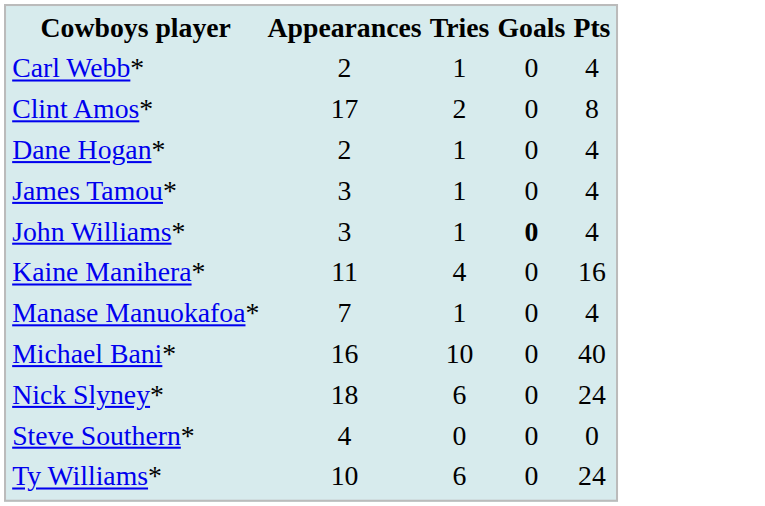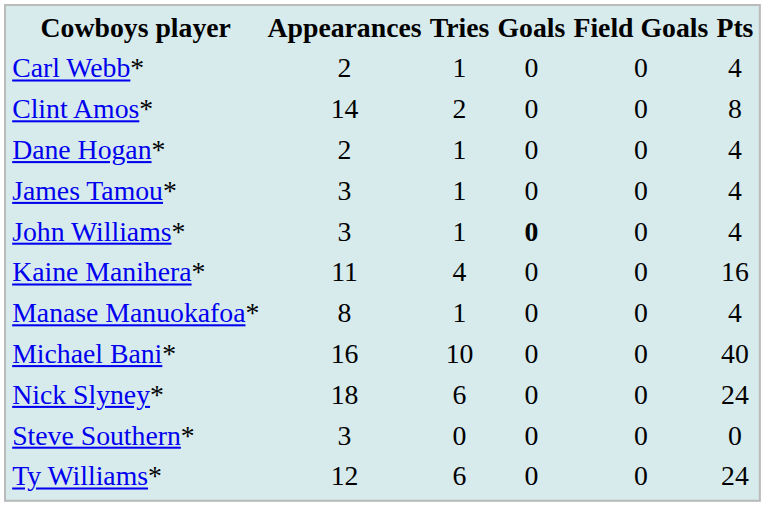+ column: (641, 27)
(345, 109) 17 -> (345, 109) 14
(345, 313) 7 -> (345, 313) 8
(345, 435) 4 -> (345, 435) 3
(345, 476) 10 -> (345, 476) 12
